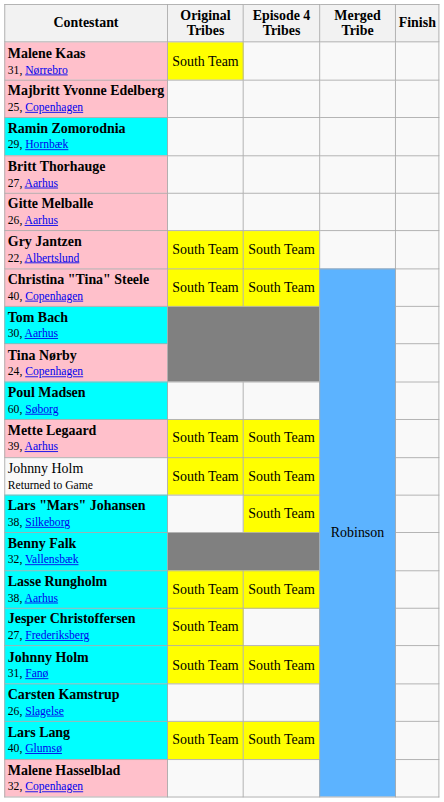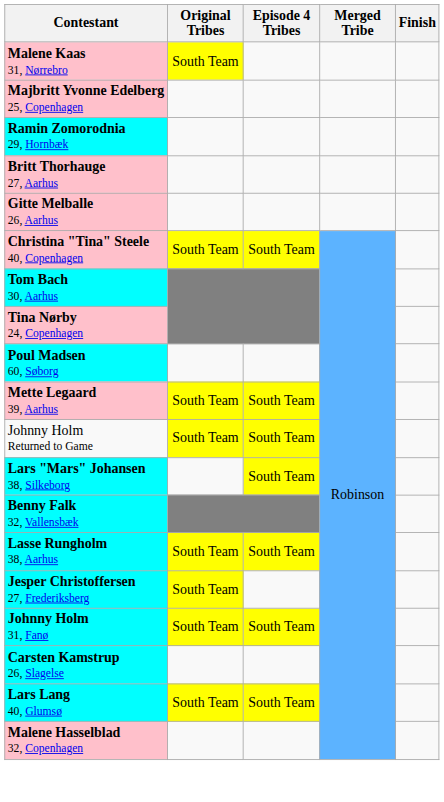- row: (45, 249)
